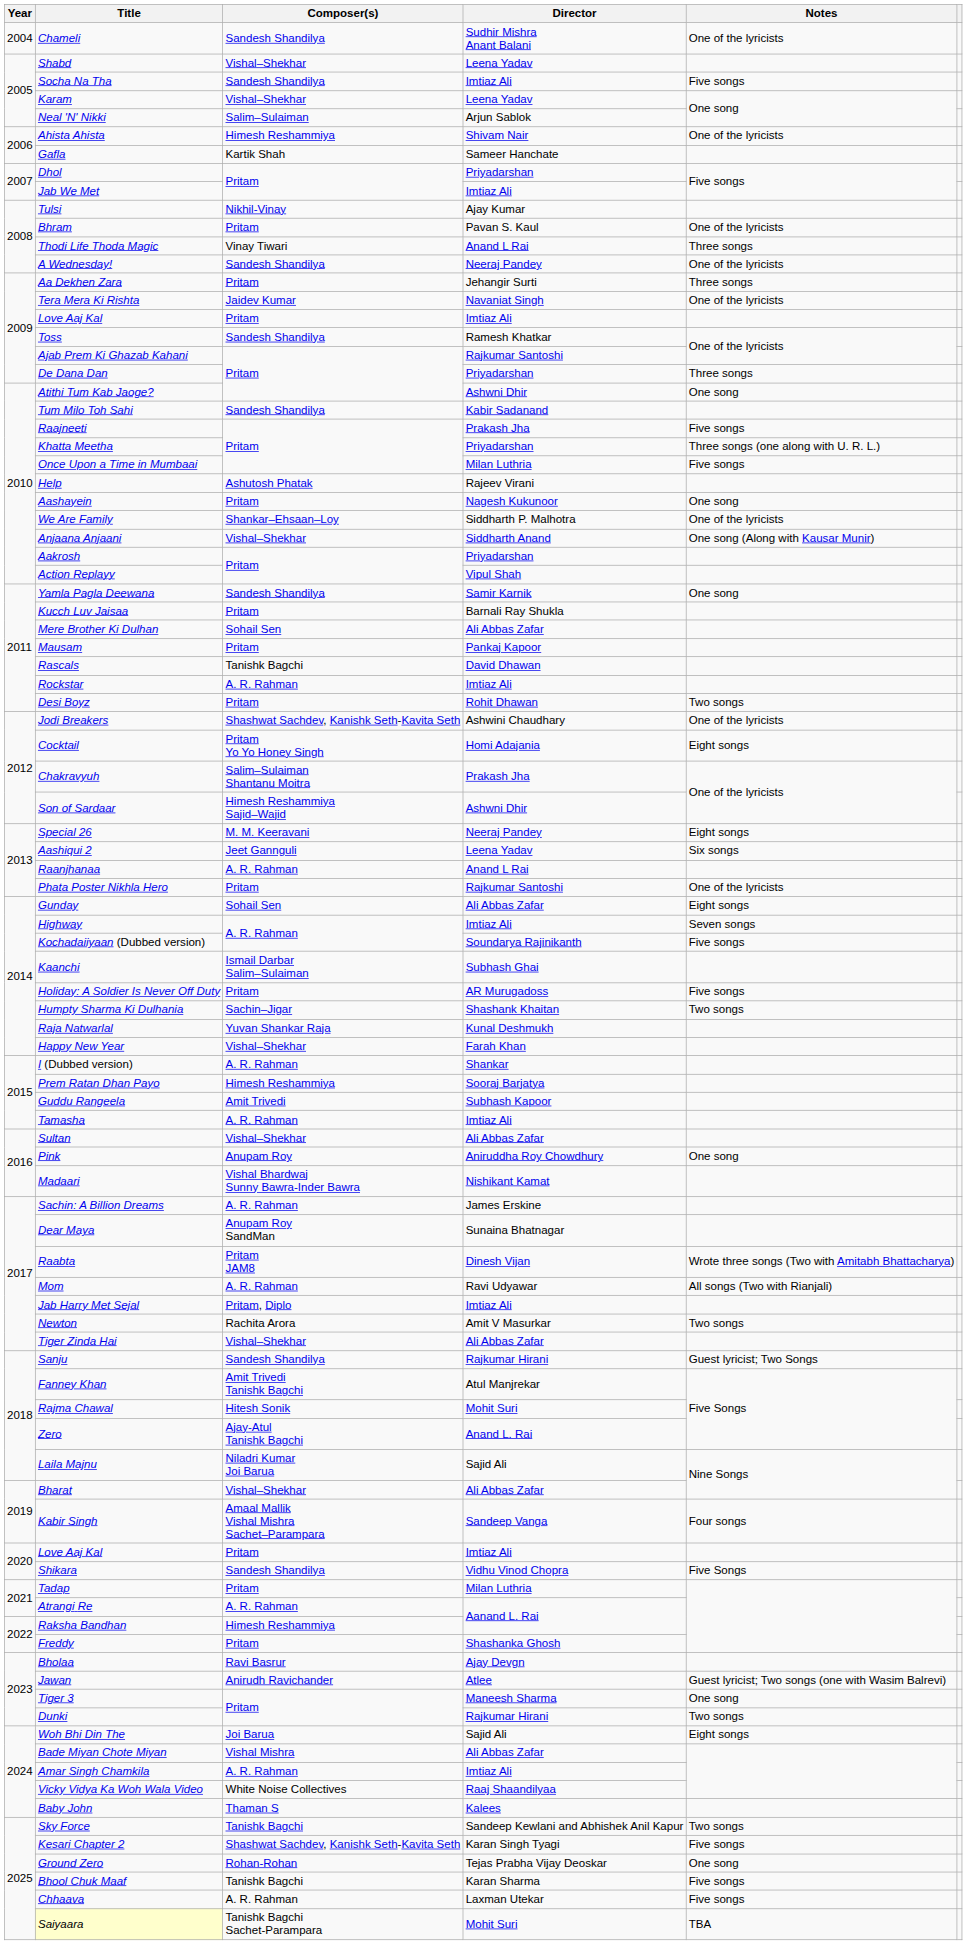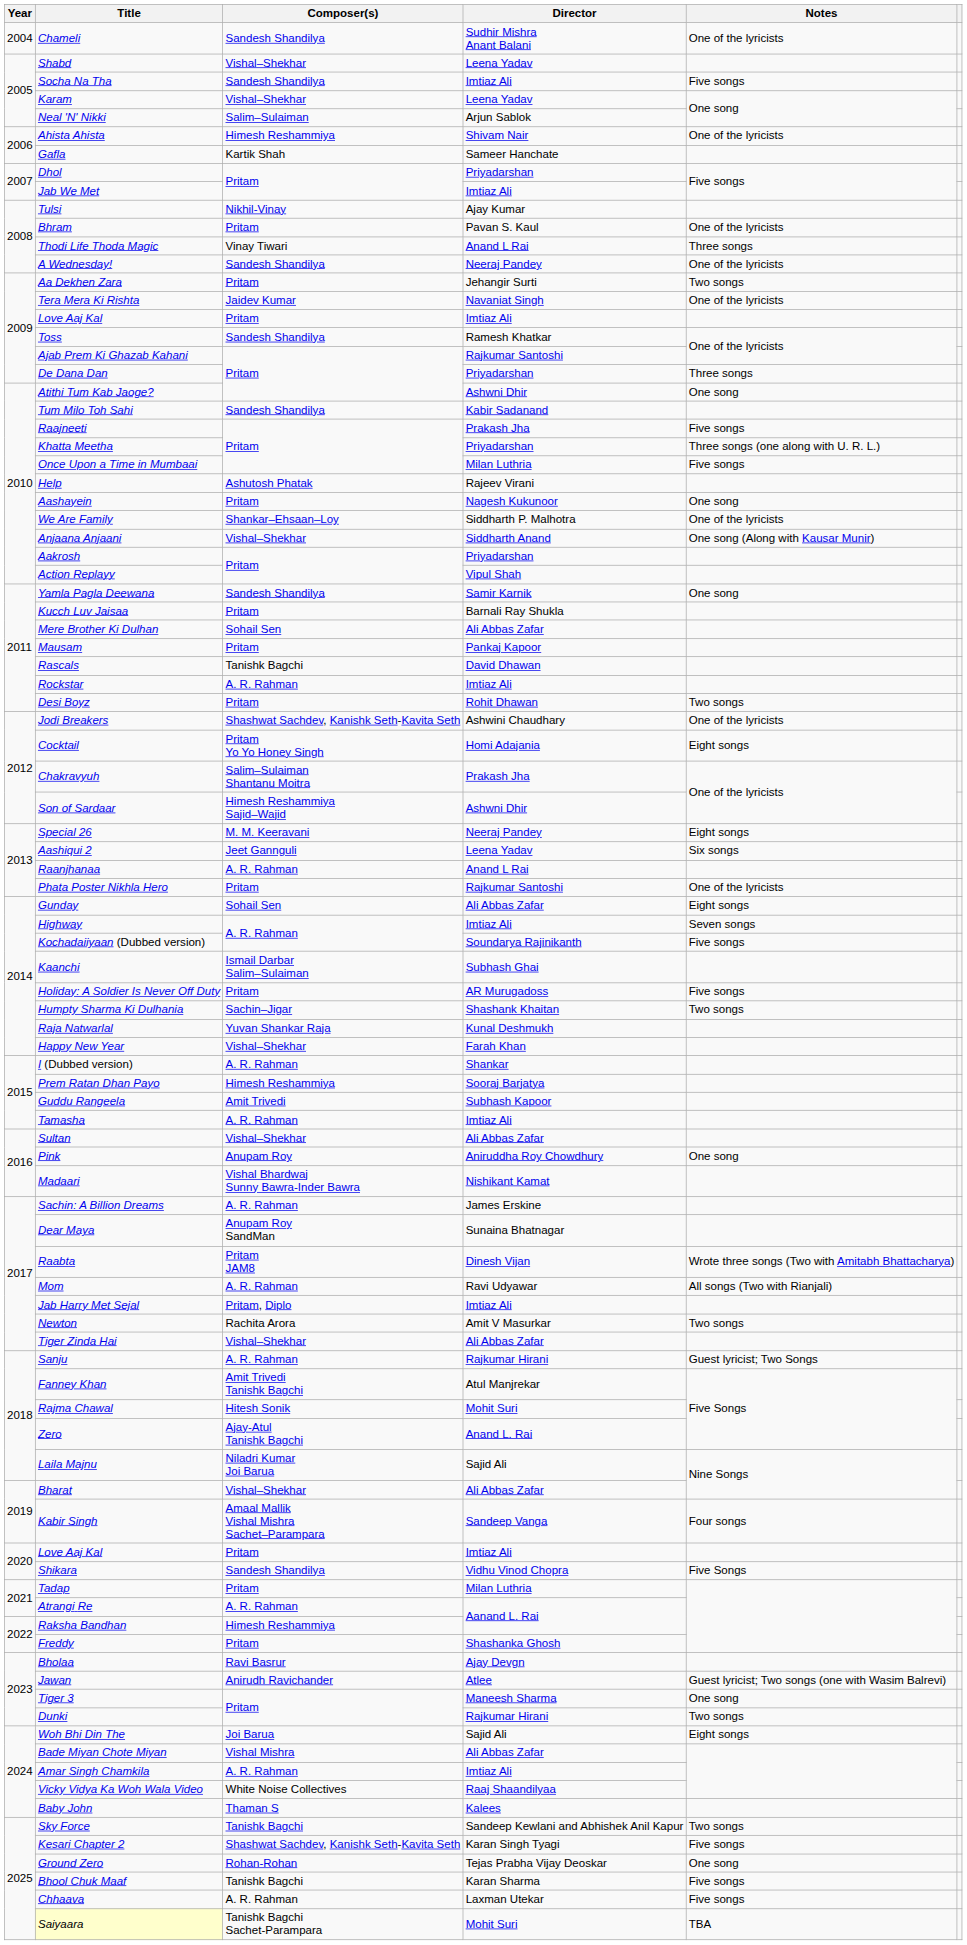(721, 282) Three songs -> (716, 282) Two songs
(275, 1359) Sandesh Shandilya -> (262, 1359) A. R. Rahman
